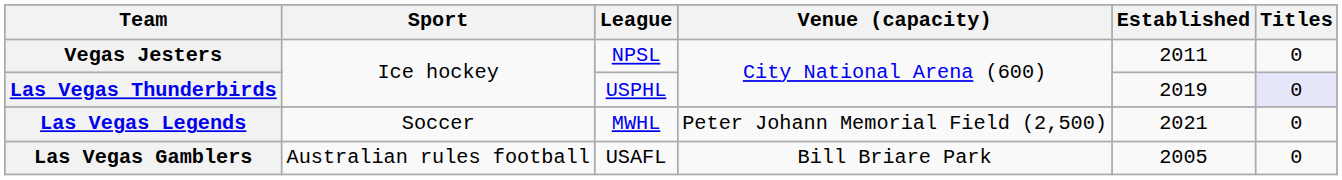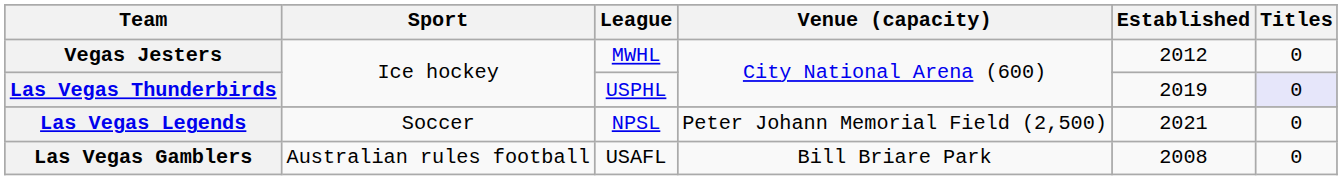(636, 56) NPSL -> (636, 56) MWHL
(1183, 56) 2011 -> (1183, 56) 2012
(636, 124) MWHL -> (636, 124) NPSL
(1183, 158) 2005 -> (1183, 158) 2008
